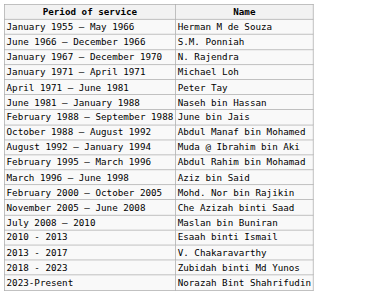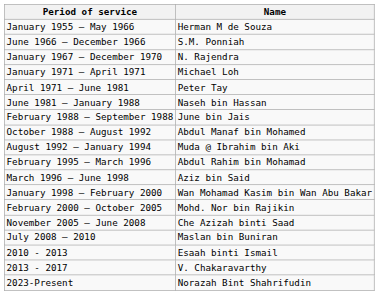+ row: (84, 192)
- row: (37, 268)
